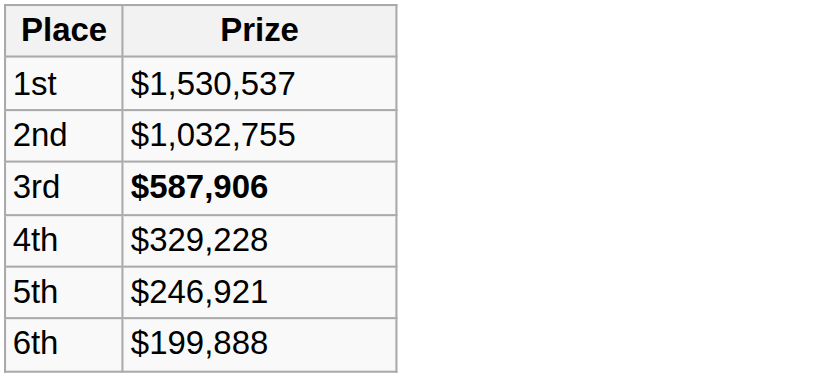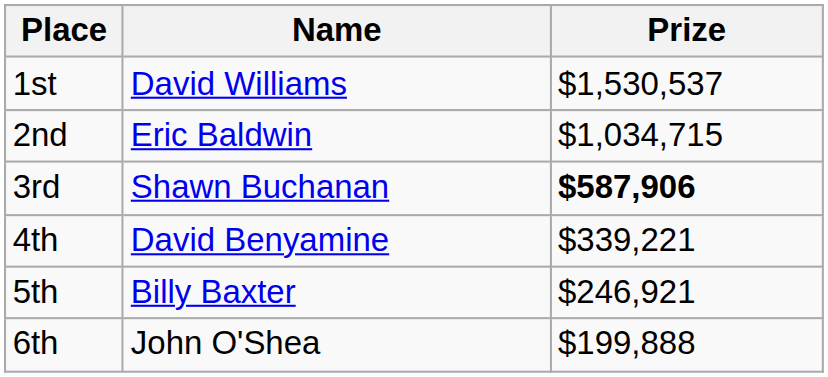+ column: (337, 30)
(213, 135) $1,032,755 -> (640, 135) $1,034,715
(200, 239) $329,228 -> (627, 239) $339,221
